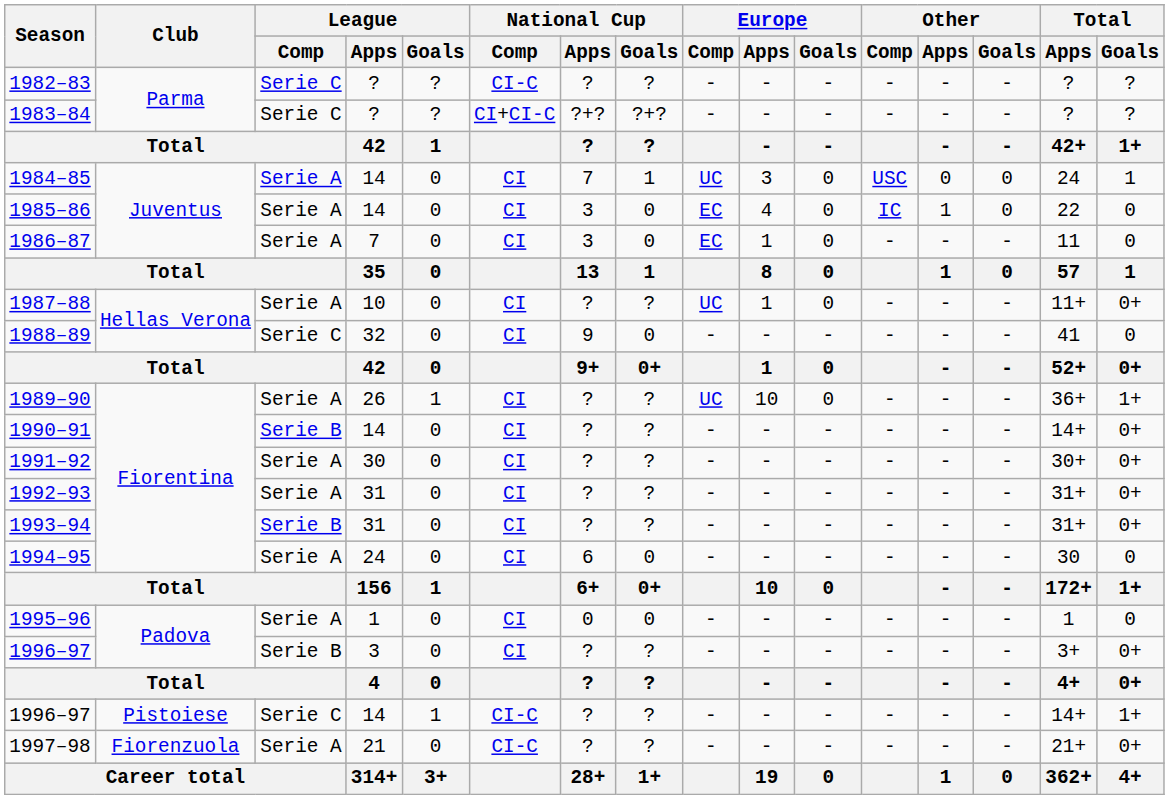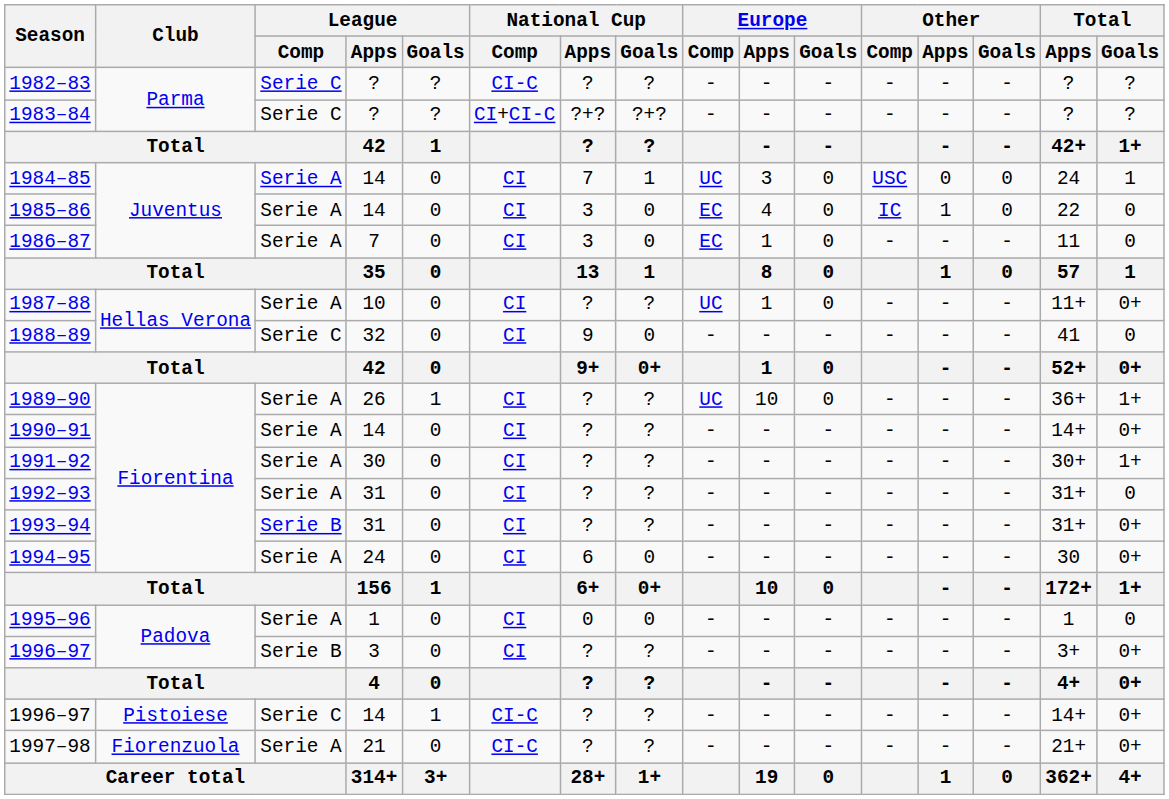(301, 431) Serie B -> (301, 431) Serie A
(1130, 463) 0+ -> (1130, 463) 1+
(1130, 494) 0+ -> (1130, 494) 0
(1130, 557) 0 -> (1130, 557) 0+
(1130, 715) 1+ -> (1130, 715) 0+
